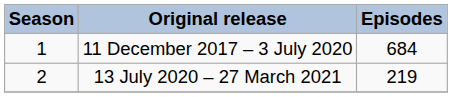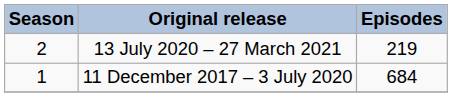rows swapped: (218, 48) <-> (218, 77)
